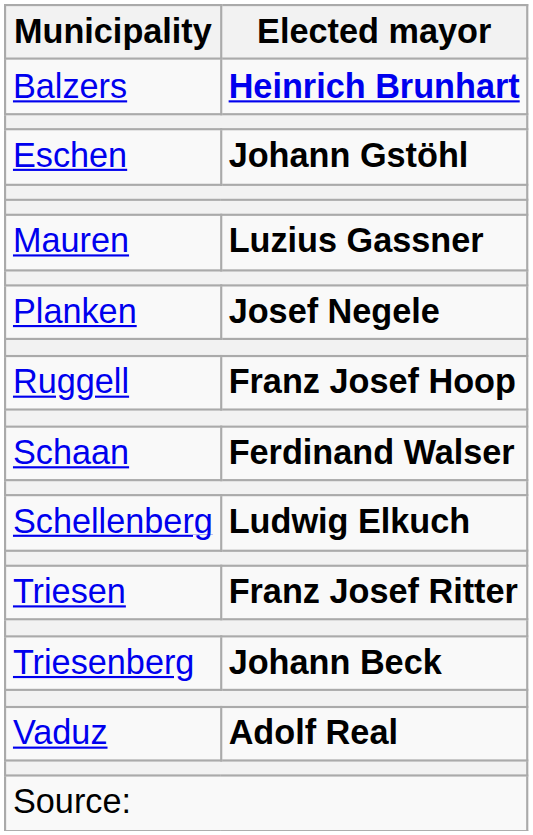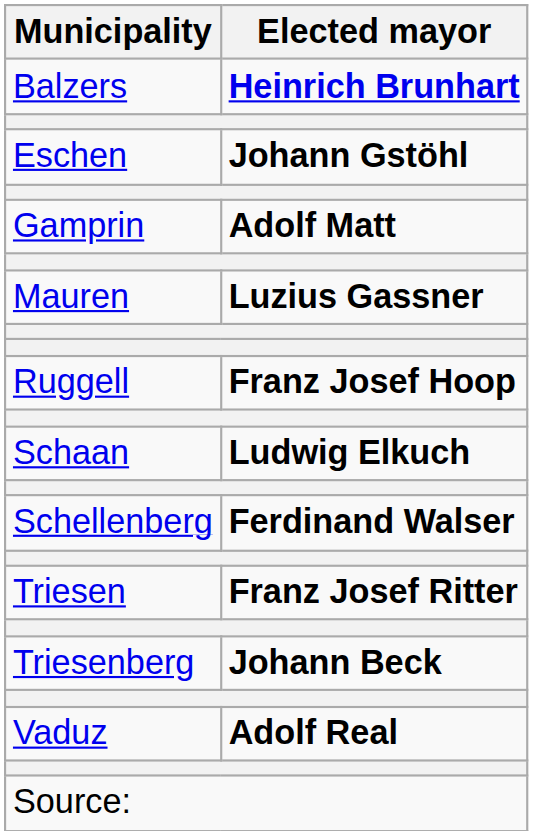+ row: (79, 226)
- row: (75, 311)
(372, 452) Ferdinand Walser -> (349, 452) Ludwig Elkuch
(349, 522) Ludwig Elkuch -> (372, 522) Ferdinand Walser
